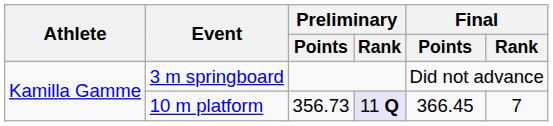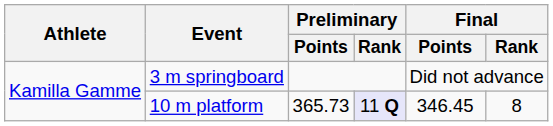(321, 106) 356.73 -> (321, 106) 365.73
(445, 106) 366.45 -> (445, 106) 346.45
(517, 106) 7 -> (517, 106) 8
